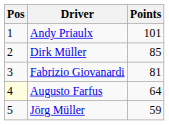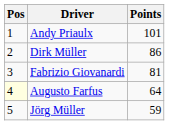(155, 52) 85 -> (155, 52) 86
